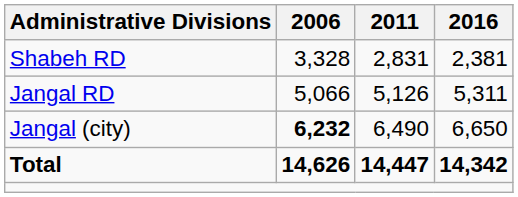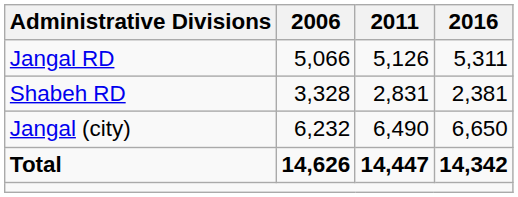rows swapped: (62, 93) <-> (68, 57)
(322, 128) bold -> (322, 128) normal
